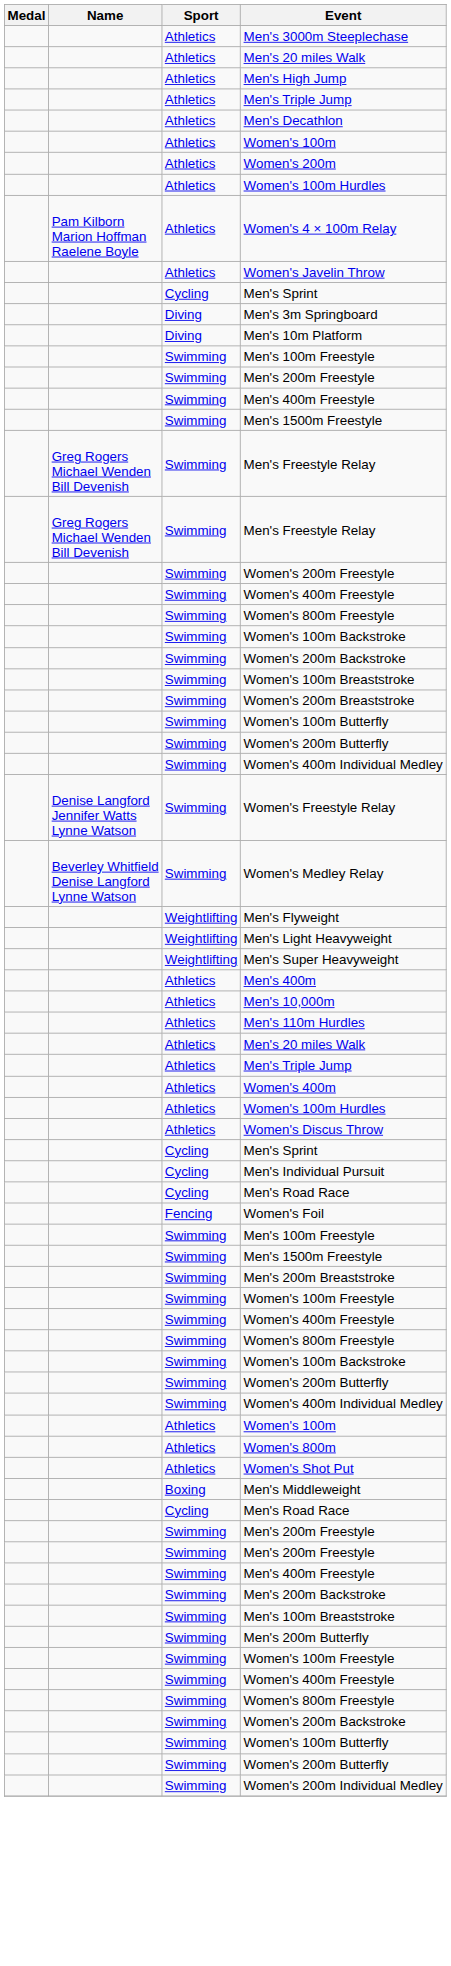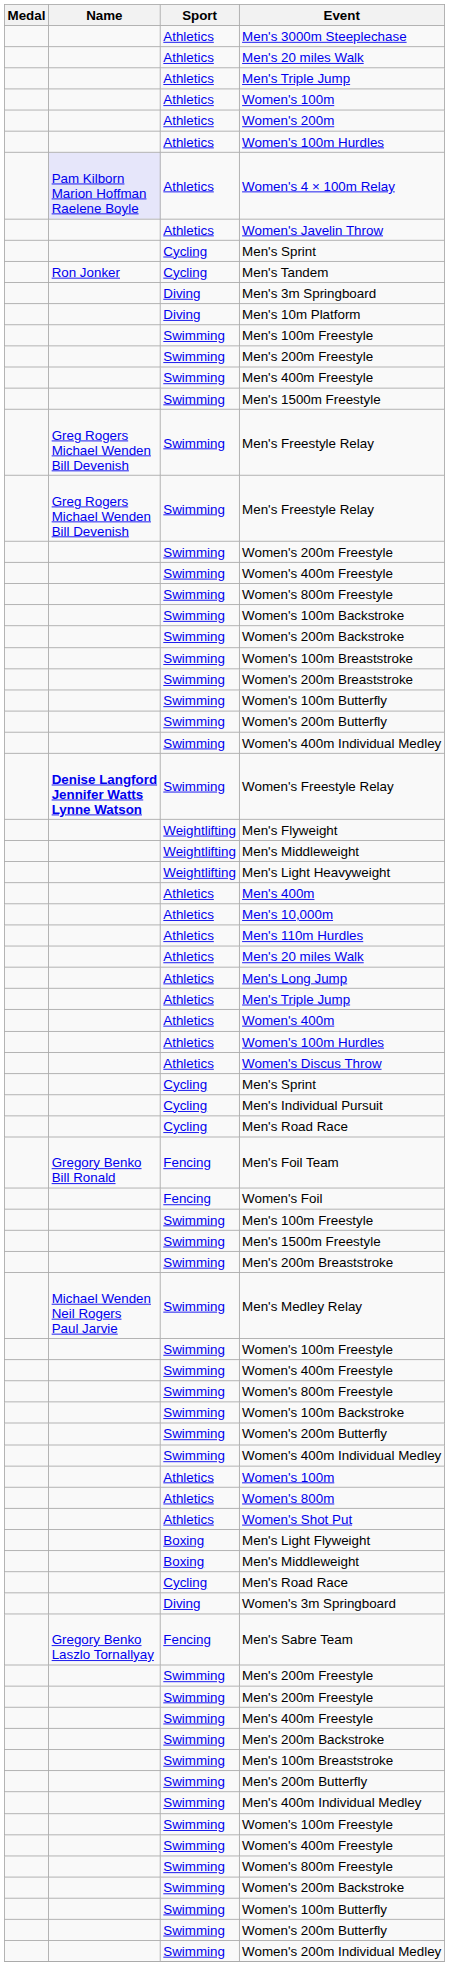- row: (190, 79)
- row: (190, 121)
(99, 236) no background -> (99, 193) lavender background
+ row: (185, 272)
(101, 815) normal -> (104, 794) bold
- row: (196, 874)
+ row: (200, 851)
- row: (201, 960)
+ row: (189, 978)
+ row: (187, 1163)
+ row: (194, 1306)
+ row: (184, 1540)
+ row: (182, 1604)
+ row: (187, 1640)
+ row: (194, 1803)
